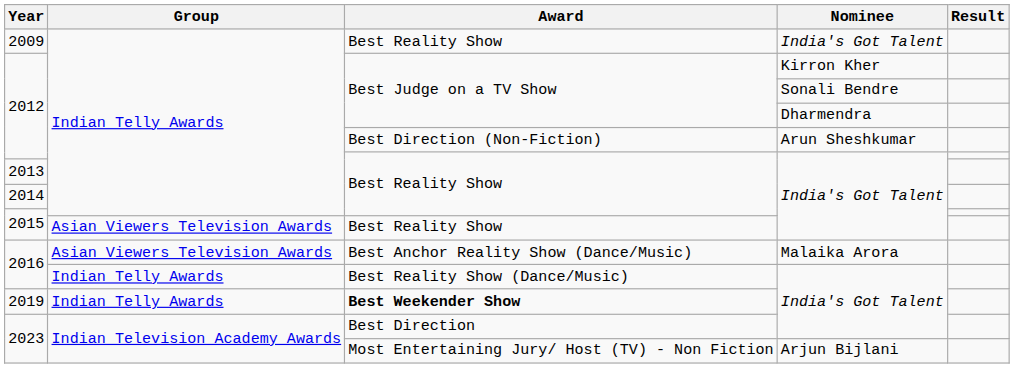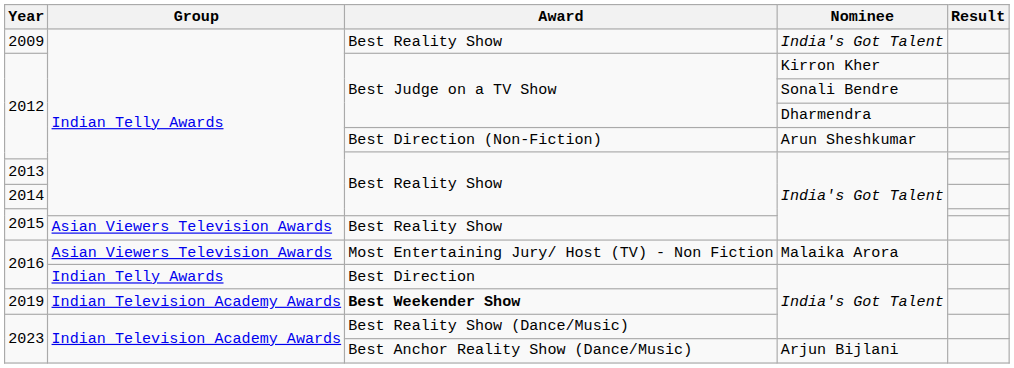(520, 252) Best Anchor Reality Show (Dance/Music) -> (561, 252) Most Entertaining Jury/ Host (TV) - Non Fiction
(489, 277) Best Reality Show (Dance/Music) -> (412, 277) Best Direction
(138, 302) Indian Telly Awards -> (196, 302) Indian Television Academy Awards
(412, 326) Best Direction -> (489, 326) Best Reality Show (Dance/Music)
(561, 351) Most Entertaining Jury/ Host (TV) - Non Fiction -> (520, 351) Best Anchor Reality Show (Dance/Music)
